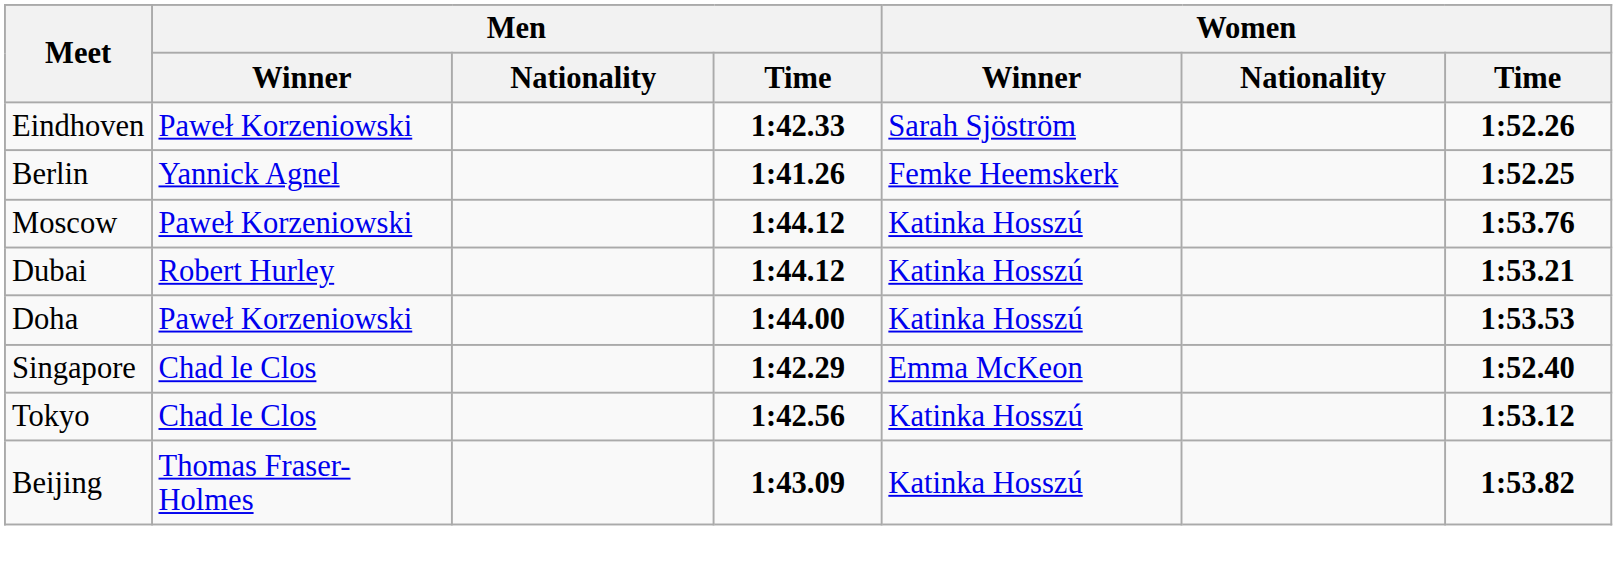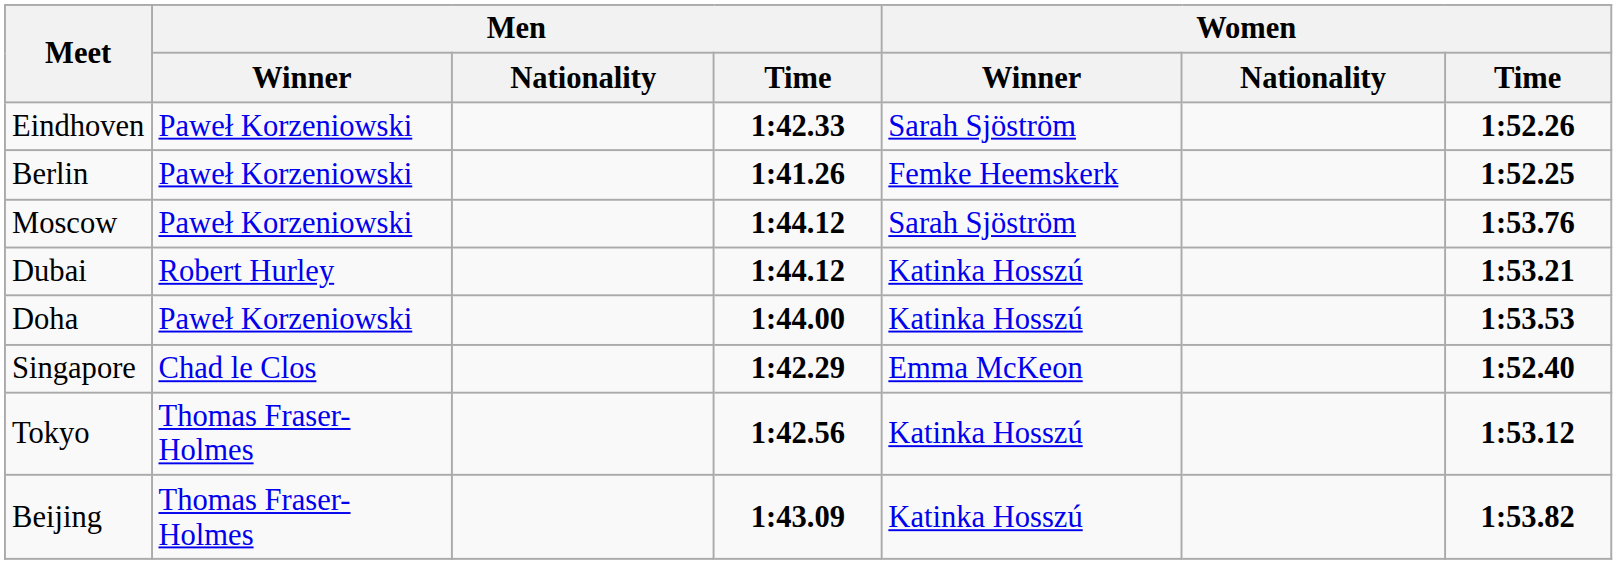(249, 174) Yannick Agnel -> (285, 174) Paweł Korzeniowski
(986, 222) Katinka Hosszú -> (982, 222) Sarah Sjöström
(237, 416) Chad le Clos -> (255, 433) Thomas Fraser-Holmes
